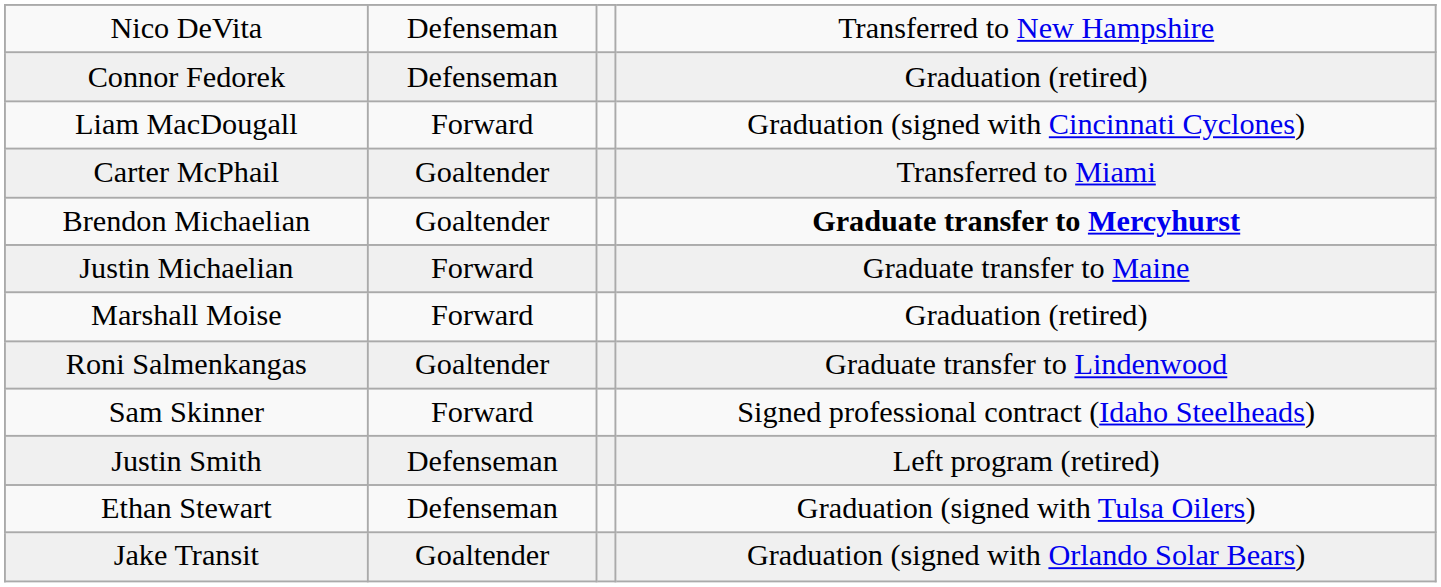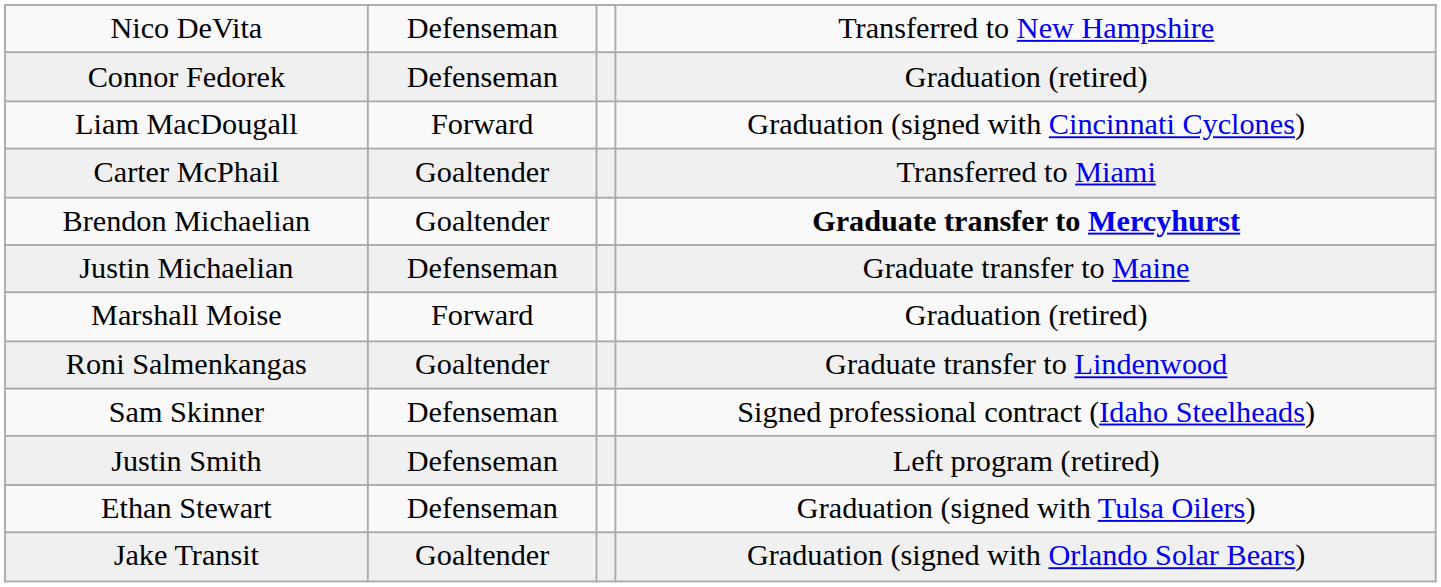(482, 268) Forward -> (482, 268) Defenseman
(482, 412) Forward -> (482, 412) Defenseman
